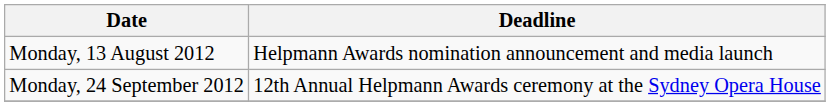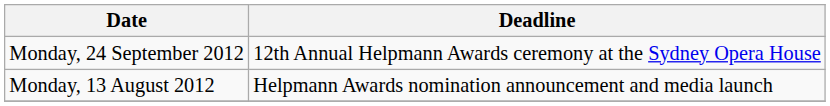rows swapped: (112, 52) <-> (127, 85)
